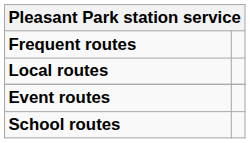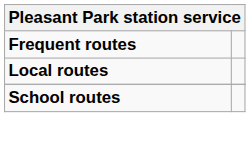- row: (59, 97)
